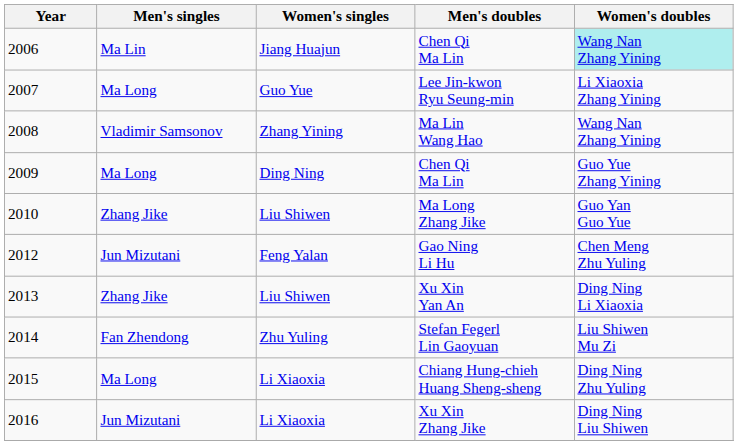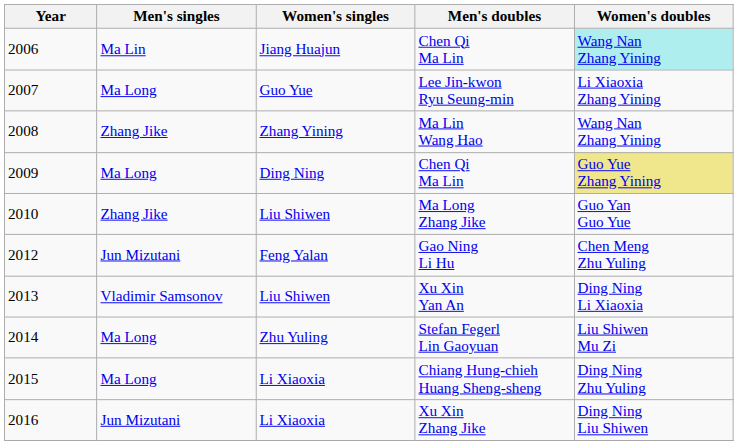(161, 131) Vladimir Samsonov -> (134, 131) Zhang Jike
(619, 172) no background -> (619, 172) khaki background
(134, 296) Zhang Jike -> (161, 296) Vladimir Samsonov
(145, 337) Fan Zhendong -> (129, 337) Ma Long
